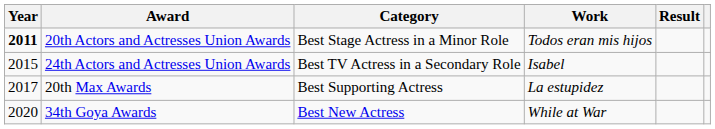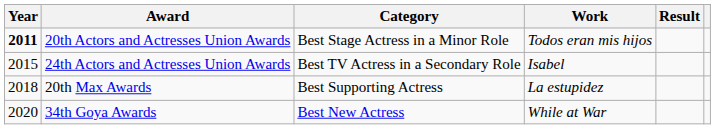(23, 87) 2017 -> (23, 87) 2018
